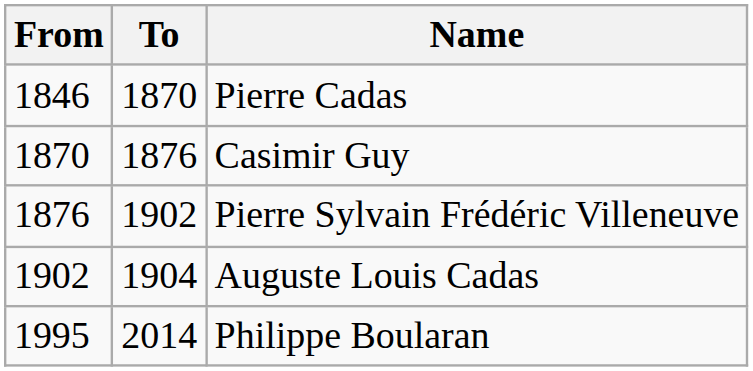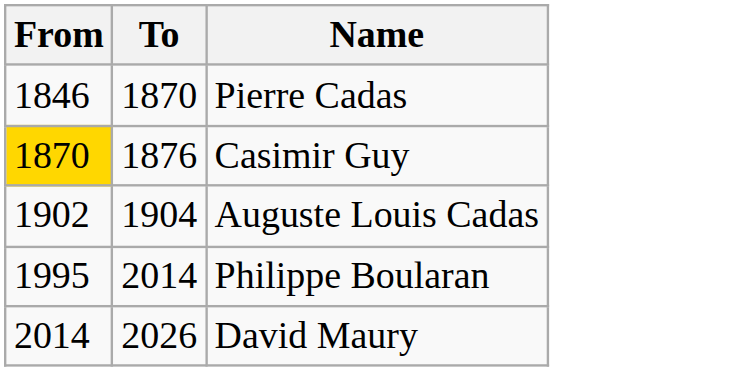(52, 154) no background -> (52, 154) gold background
- row: (477, 214)
+ row: (316, 335)
